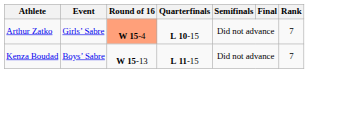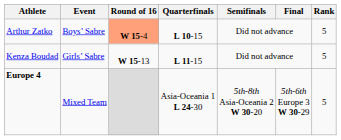(83, 31) Girls’ Sabre -> (84, 31) Boys’ Sabre
(291, 31) 7 -> (324, 31) 5
(84, 56) Boys’ Sabre -> (83, 56) Girls’ Sabre
(291, 56) 7 -> (324, 56) 5
+ row: (23, 76)
